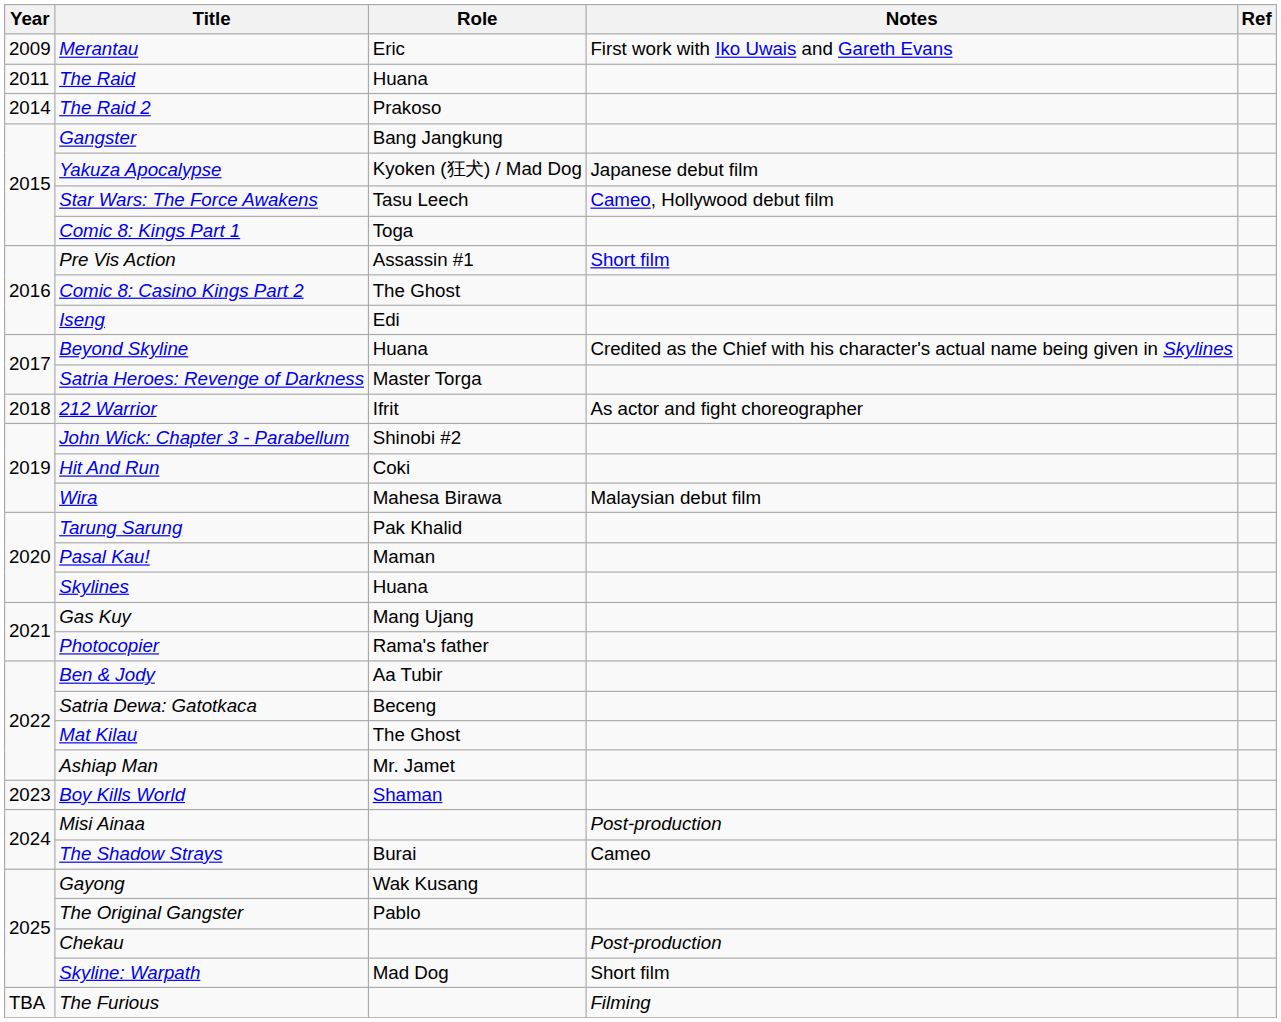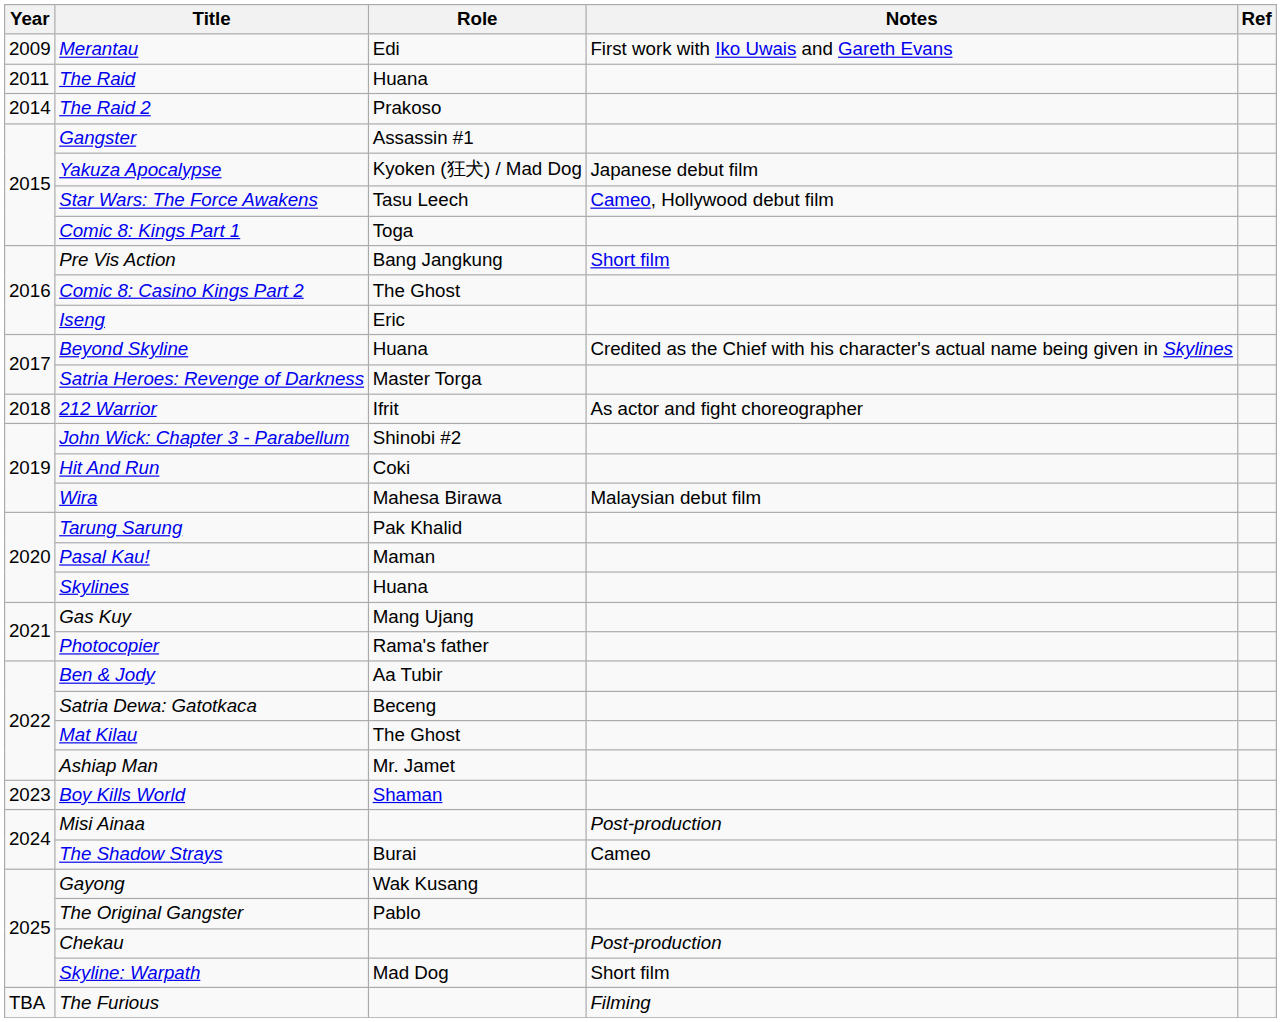(389, 49) Eric -> (386, 49) Edi
(438, 138) Bang Jangkung -> (423, 138) Assassin #1
(423, 260) Assassin #1 -> (438, 260) Bang Jangkung
(386, 319) Edi -> (389, 319) Eric
